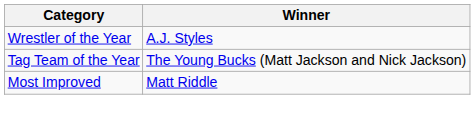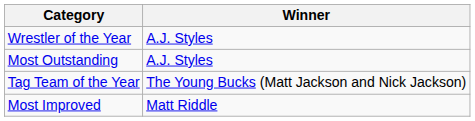+ row: (63, 60)
